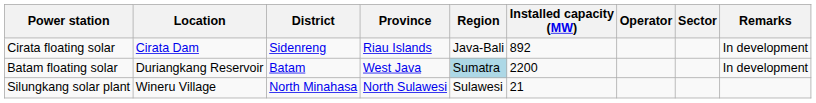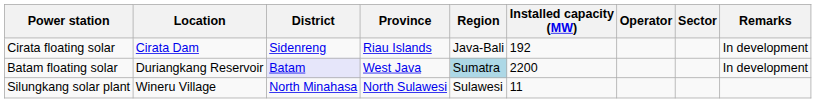(520, 48) 892 -> (520, 48) 192
(287, 68) no background -> (287, 68) lavender background
(517, 87) 21 -> (516, 87) 11
